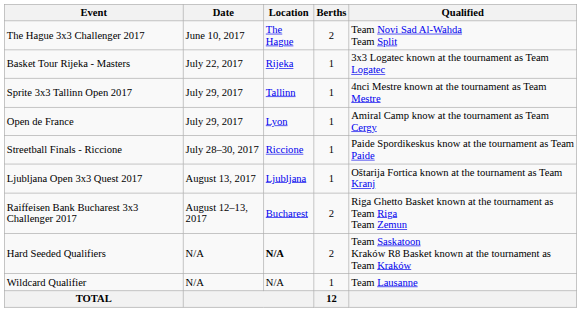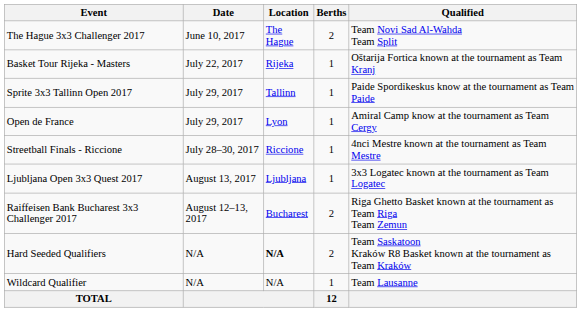(450, 64) 3x3 Logatec known at the tournament as Team Logatec -> (457, 64) Oštarija Fortica known at the tournament as Team Kranj
(449, 92) 4nci Mestre known at the tournament as Team Mestre -> (463, 92) Paide Spordikeskus know at the tournament as Team Paide
(463, 150) Paide Spordikeskus know at the tournament as Team Paide -> (449, 150) 4nci Mestre known at the tournament as Team Mestre
(457, 178) Oštarija Fortica known at the tournament as Team Kranj -> (450, 178) 3x3 Logatec known at the tournament as Team Logatec
